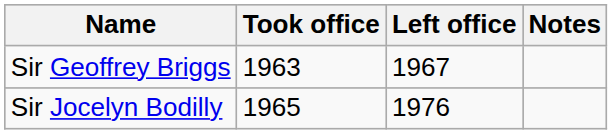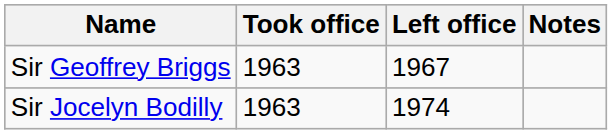(272, 107) 1965 -> (272, 107) 1963
(421, 107) 1976 -> (421, 107) 1974
